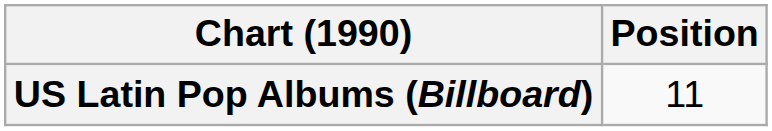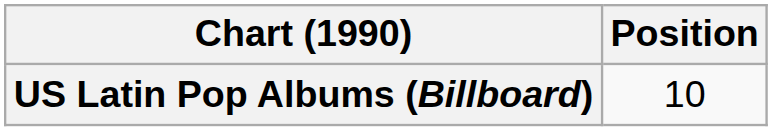(685, 93) 11 -> (685, 93) 10
